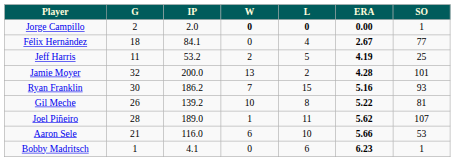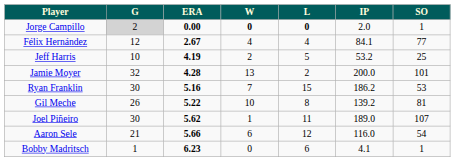columns swapped: (192, 12) <-> (364, 12)
(135, 27) no background -> (135, 27) lightgrey background
(135, 42) 18 -> (135, 42) 12
(250, 42) 0 -> (250, 42) 4
(135, 57) 11 -> (135, 57) 10
(422, 88) 93 -> (422, 88) 53
(135, 118) 28 -> (135, 118) 30
(307, 133) 10 -> (307, 133) 12
(422, 133) 53 -> (422, 133) 54
